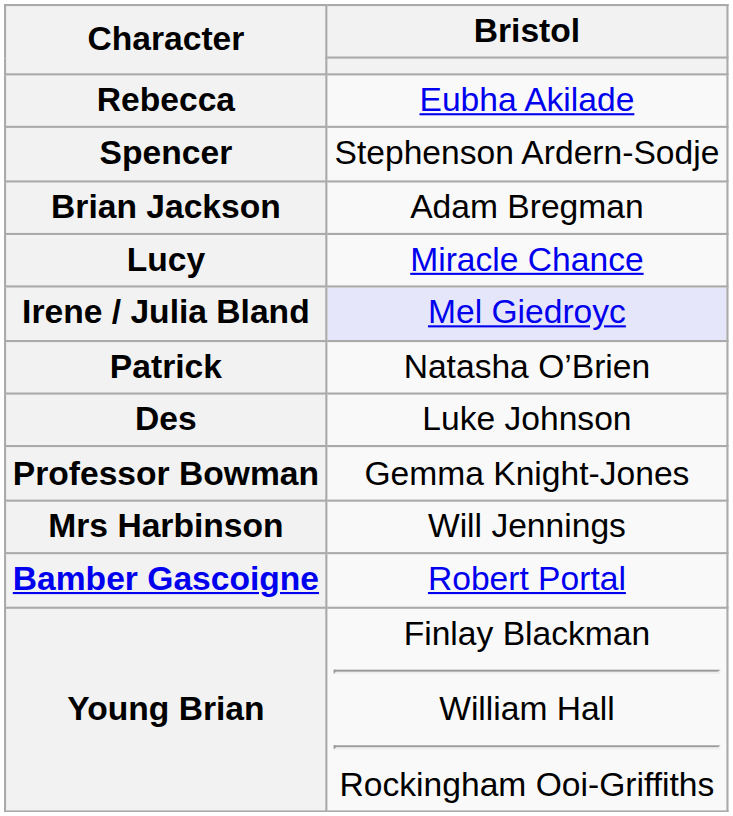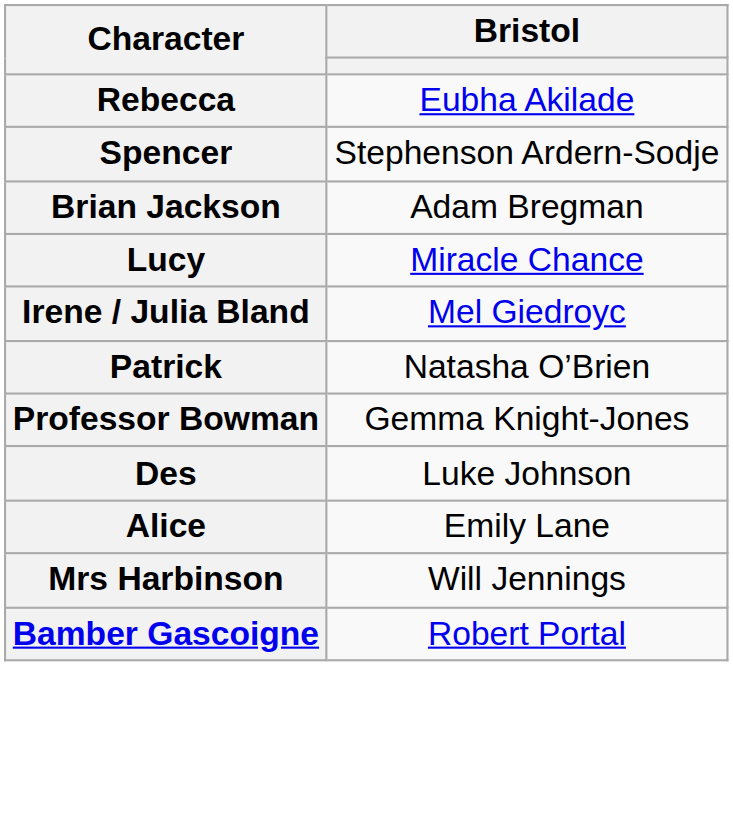(527, 313) lavender background -> (527, 313) no background
rows swapped: (166, 419) <-> (166, 472)
+ row: (166, 526)
- row: (166, 708)
